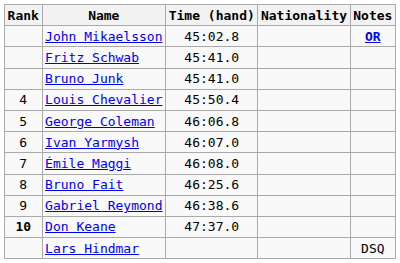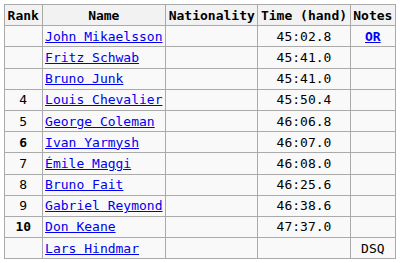columns swapped: (304, 15) <-> (212, 15)
(23, 142) normal -> (23, 142) bold
